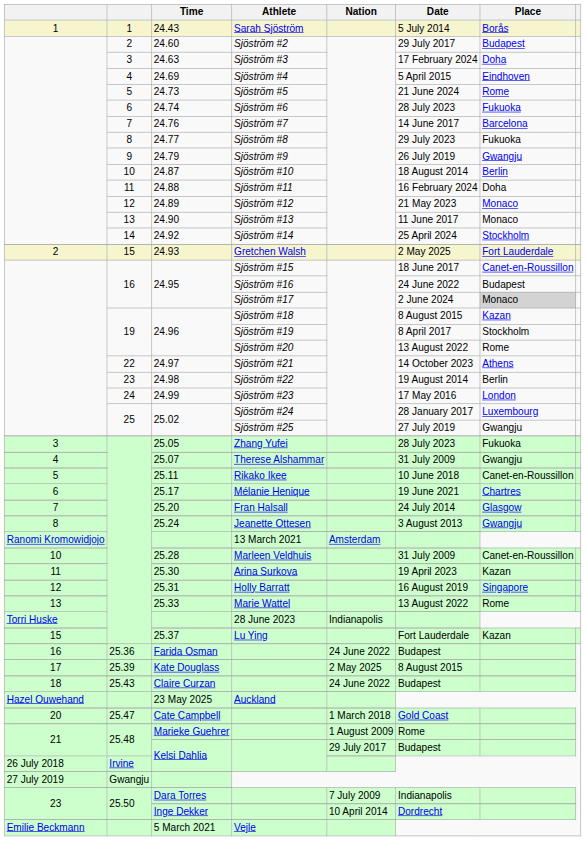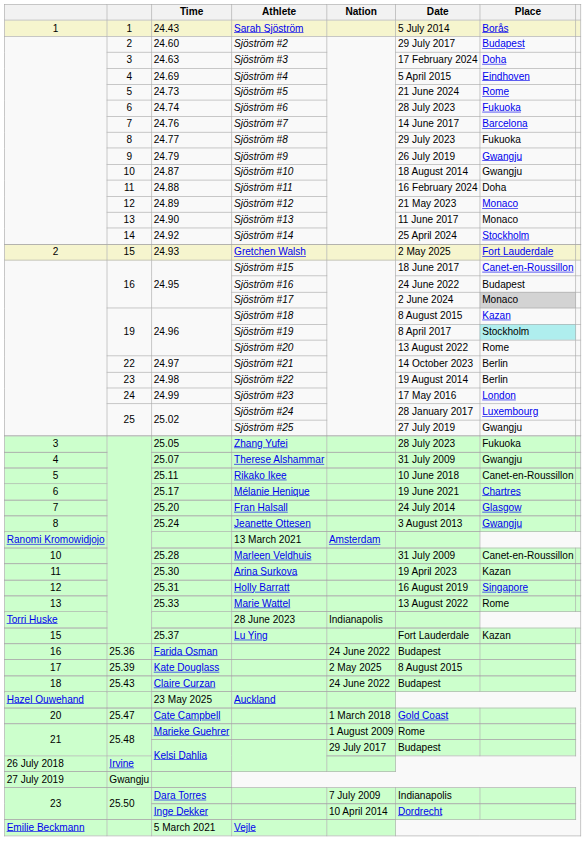(495, 172) Berlin -> (502, 172) Gwangju
(506, 332) no background -> (506, 332) paleturquoise background
(498, 364) Athens -> (495, 364) Berlin
